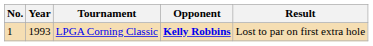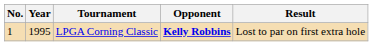(40, 32) 1993 -> (40, 32) 1995
